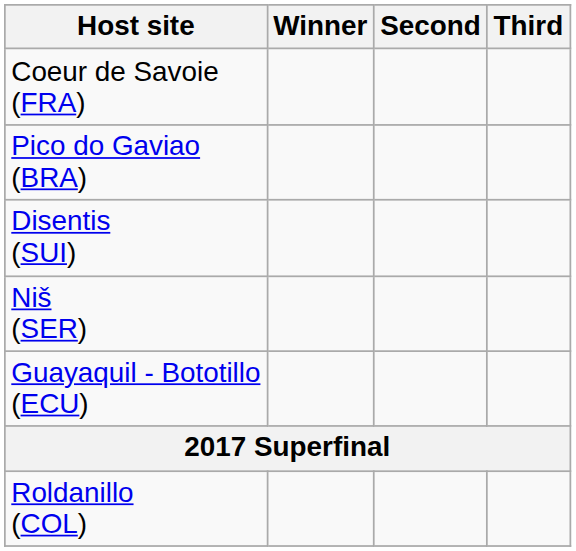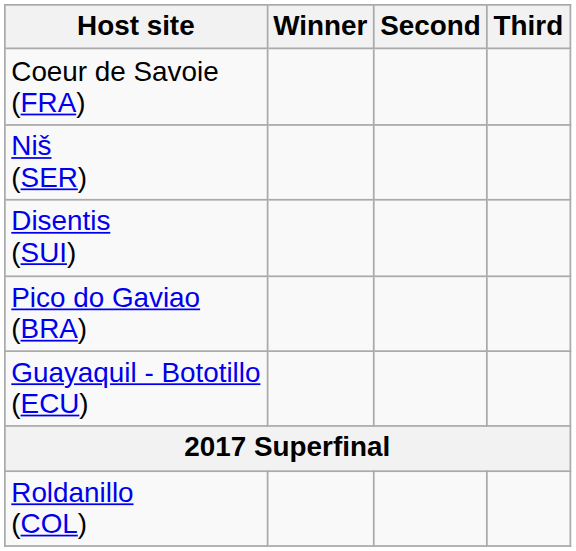rows swapped: (49, 312) <-> (106, 161)
